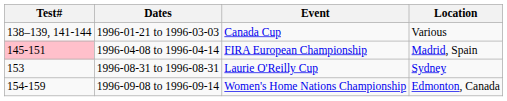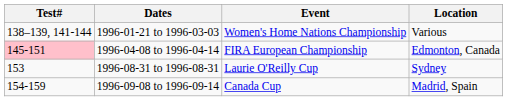(253, 31) Canada Cup -> (315, 31) Women's Home Nations Championship
(445, 50) Madrid, Spain -> (456, 50) Edmonton, Canada
(315, 86) Women's Home Nations Championship -> (253, 86) Canada Cup
(456, 86) Edmonton, Canada -> (445, 86) Madrid, Spain
